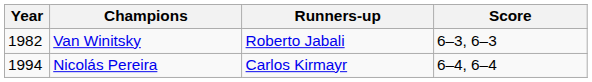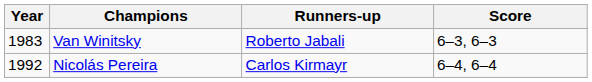(25, 41) 1982 -> (25, 41) 1983
(25, 65) 1994 -> (25, 65) 1992
